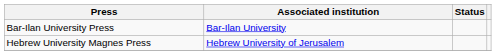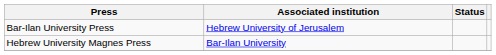(246, 27) Bar-Ilan University -> (275, 27) Hebrew University of Jerusalem
(275, 43) Hebrew University of Jerusalem -> (246, 43) Bar-Ilan University
